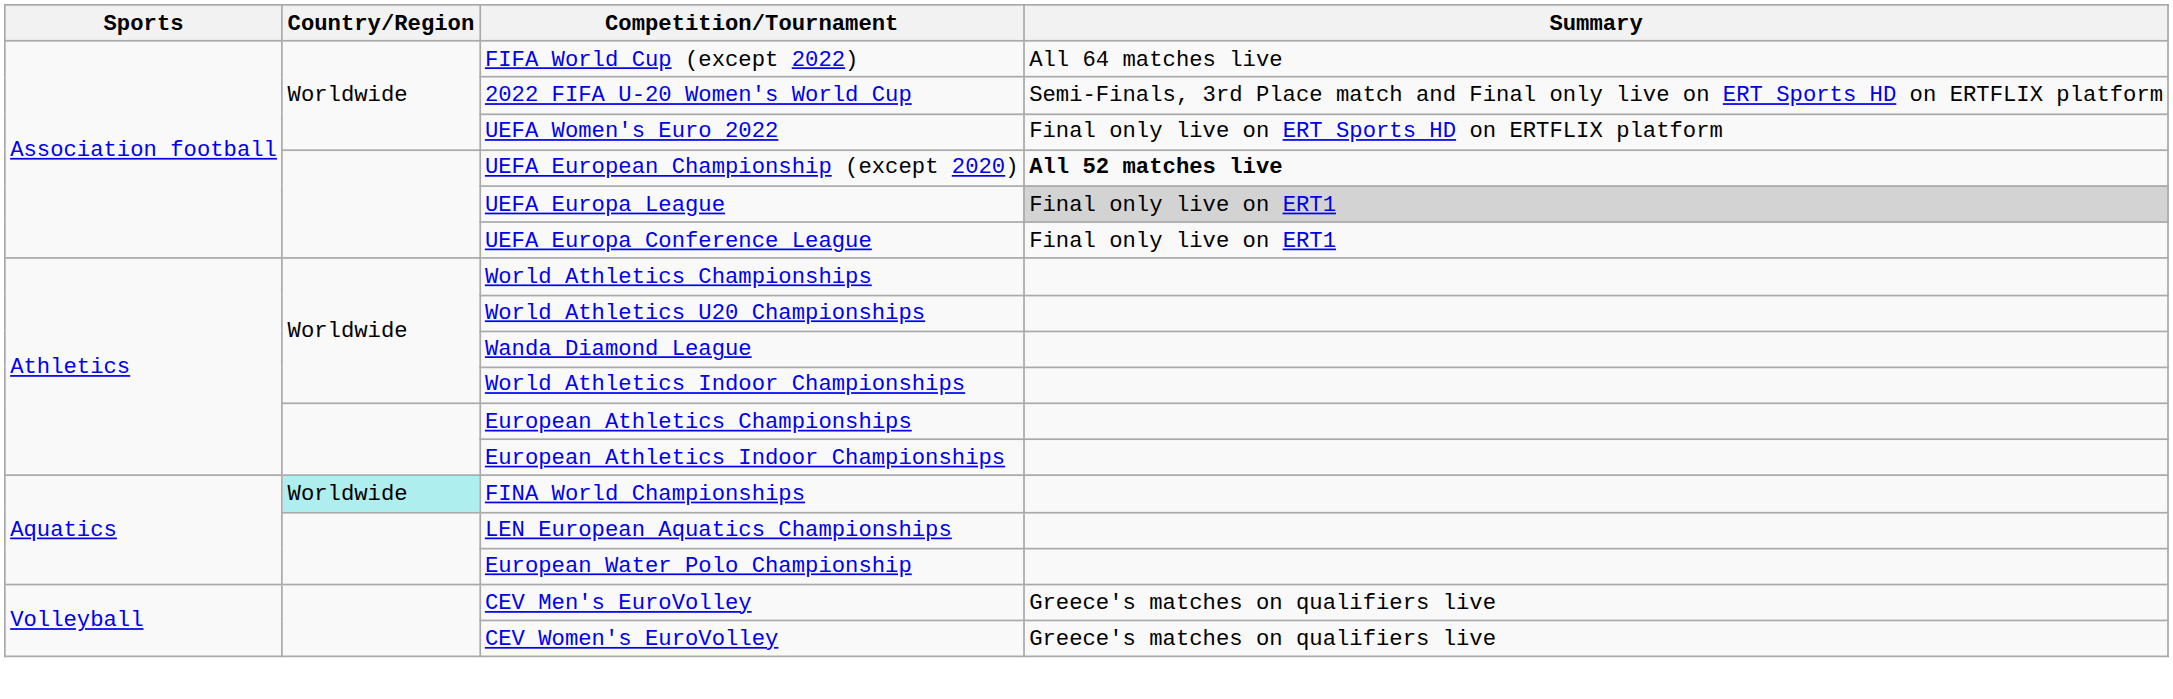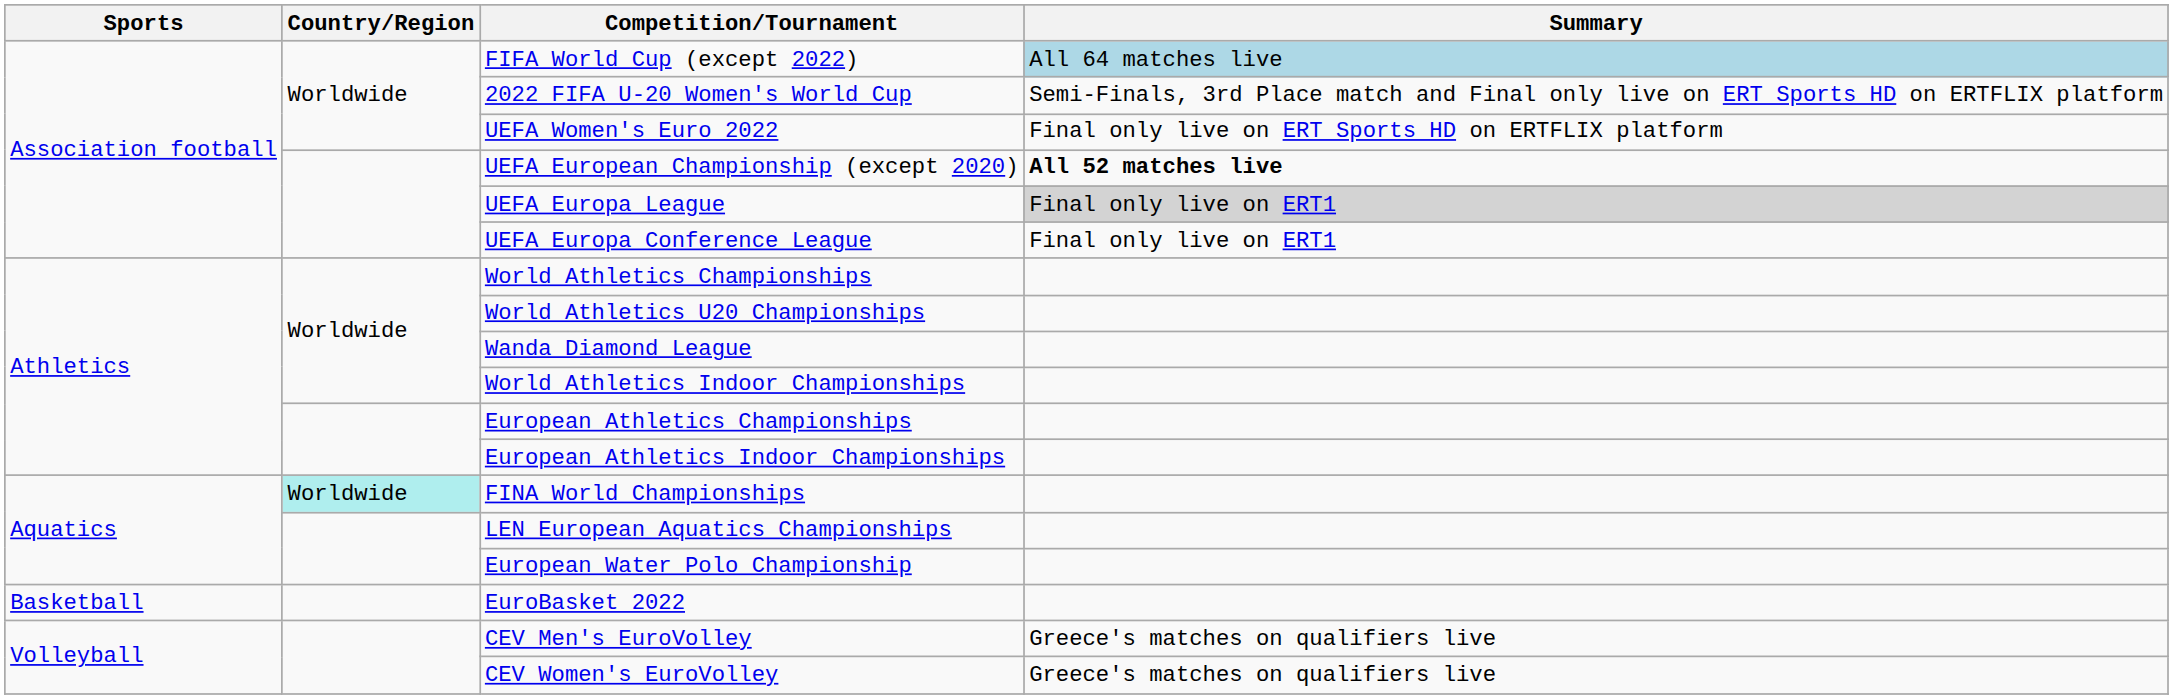(1156, 59) no background -> (1156, 59) lightblue background
+ row: (585, 603)
